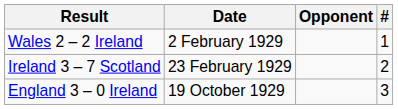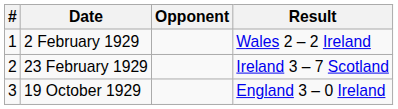columns swapped: (385, 16) <-> (84, 16)
